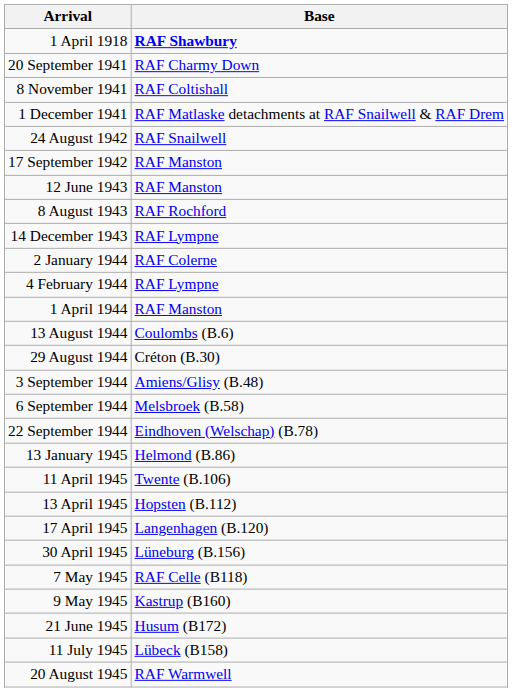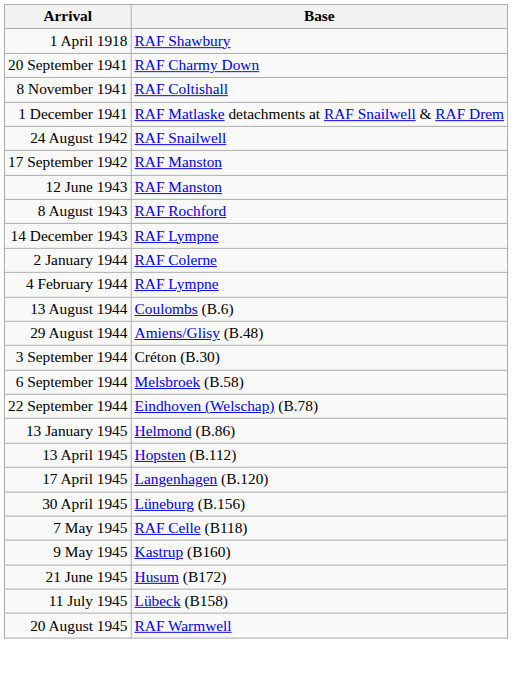(186, 41) bold -> (183, 41) normal
- row: (89, 308)
(177, 357) Créton (B.30) -> (199, 333) Amiens/Glisy (B.48)
(199, 382) Amiens/Glisy (B.48) -> (177, 357) Créton (B.30)
- row: (85, 479)
